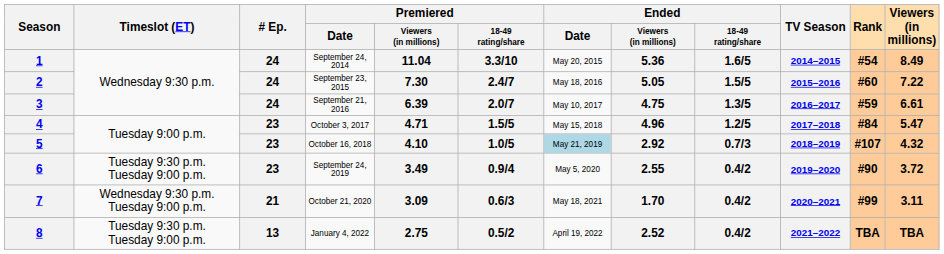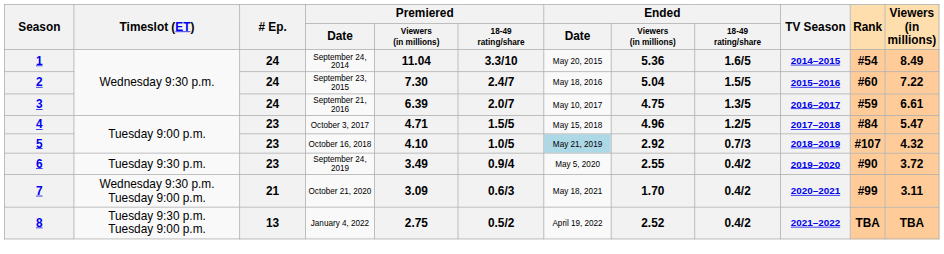(653, 82) 5.05 -> (653, 82) 5.04
(157, 169) Tuesday 9:30 p.m. Tuesday 9:00 p.m. -> (157, 164) Tuesday 9:30 p.m.
